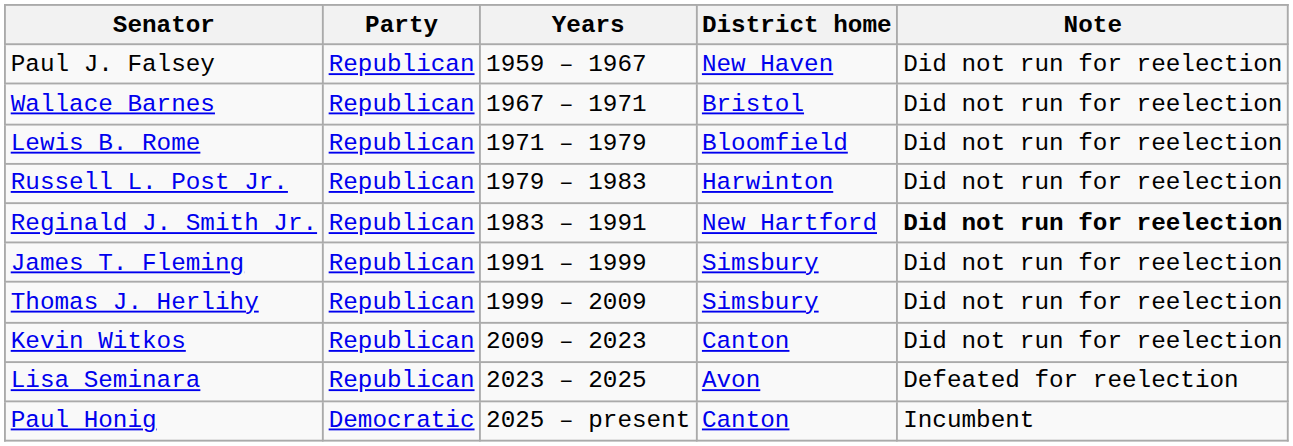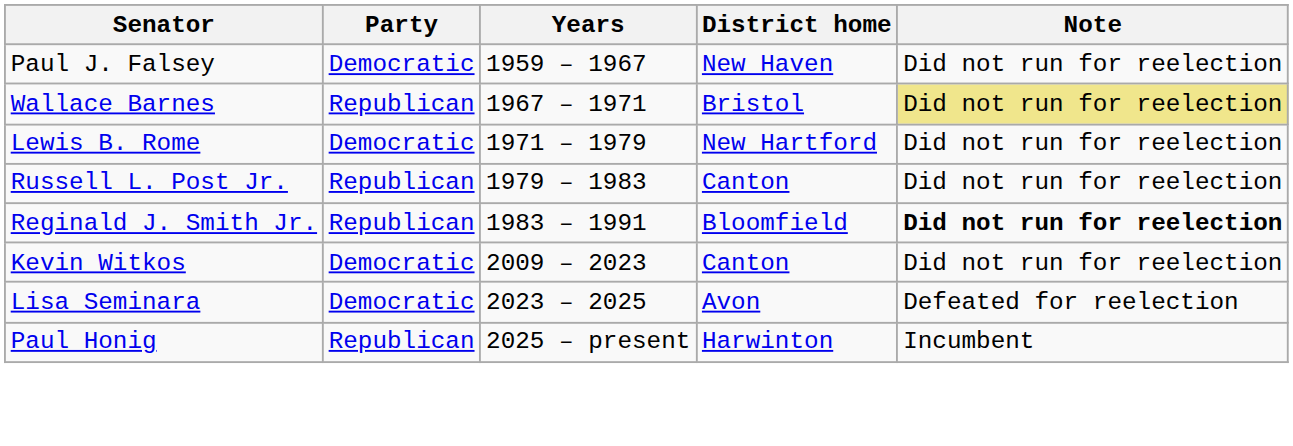(402, 64) Republican -> (402, 64) Democratic
(1093, 104) no background -> (1093, 104) khaki background
(402, 144) Republican -> (402, 144) Democratic
(775, 144) Bloomfield -> (789, 144) New Hartford
(768, 183) Harwinton -> (746, 183) Canton
(789, 223) New Hartford -> (775, 223) Bloomfield
- row: (127, 262)
- row: (135, 302)
(402, 342) Republican -> (402, 262) Democratic
(402, 381) Republican -> (402, 302) Democratic
(402, 421) Democratic -> (402, 342) Republican
(746, 421) Canton -> (768, 342) Harwinton
